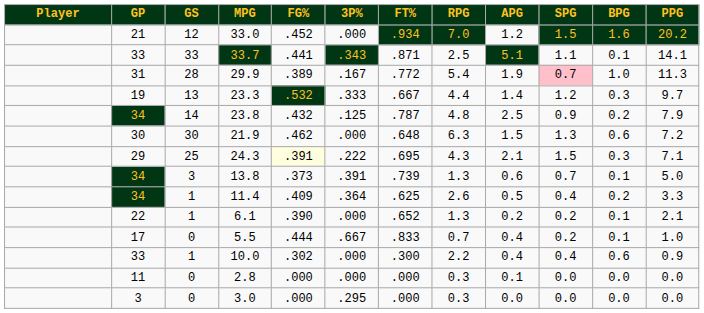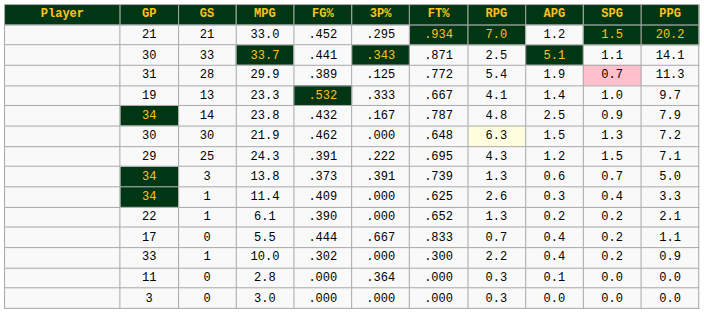- column: (619, 14)
(192, 35) 12 -> (207, 35) 21
(352, 35) .000 -> (381, 35) .295
(138, 55) 33 -> (149, 55) 30
(352, 75) .167 -> (381, 75) .125
(459, 95) 4.4 -> (496, 95) 4.1
(566, 95) 1.2 -> (612, 95) 1.0
(352, 116) .125 -> (381, 116) .167
(459, 136) no background -> (496, 136) lightyellow background
(298, 156) lightyellow background -> (323, 156) no background
(512, 156) 2.1 -> (554, 156) 1.2
(352, 197) .364 -> (381, 197) .000
(512, 197) 0.5 -> (554, 197) 0.3
(672, 237) 1.0 -> (670, 237) 1.1
(566, 257) 0.4 -> (612, 257) 0.2
(352, 278) .000 -> (381, 278) .364
(352, 298) .295 -> (381, 298) .000
